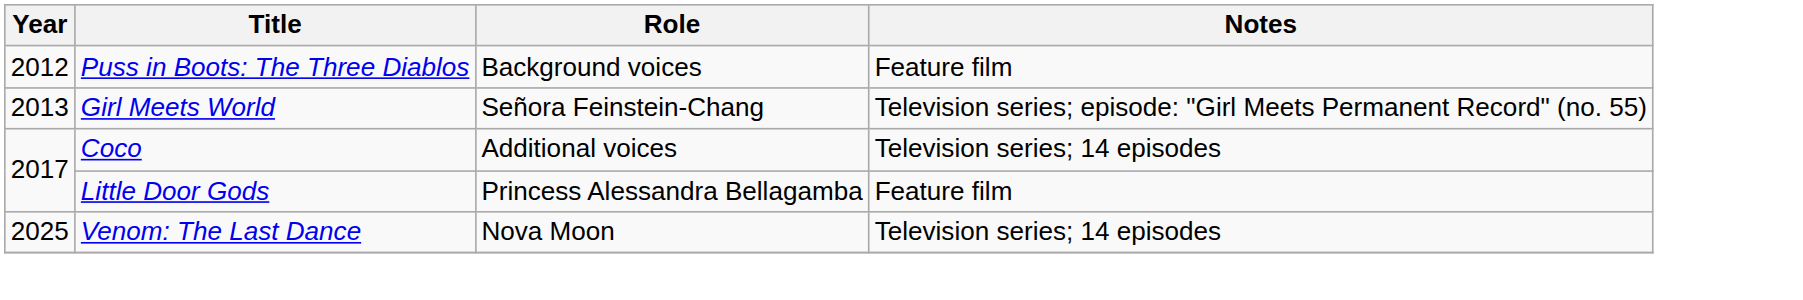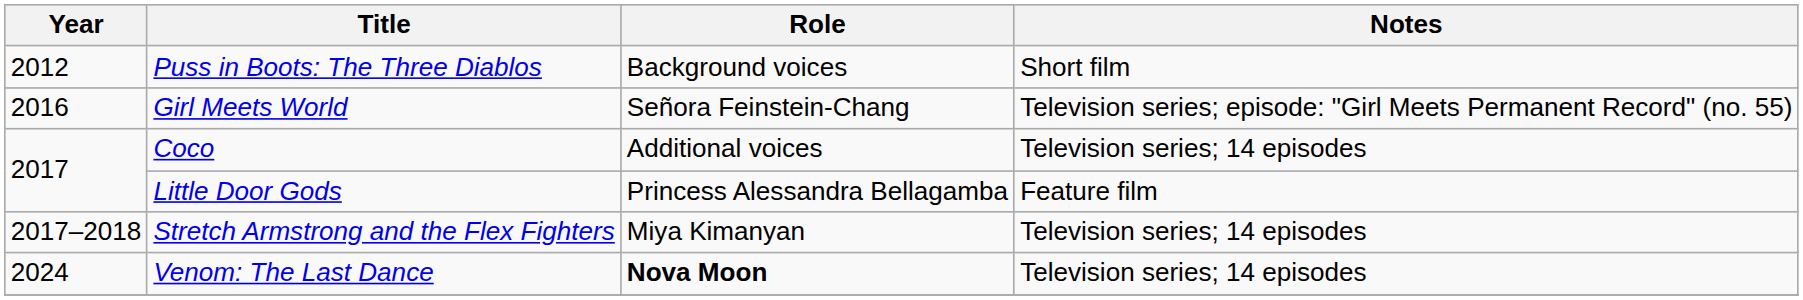(944, 66) Feature film -> (1075, 66) Short film
(40, 107) 2013 -> (40, 107) 2016
+ row: (384, 231)
(40, 231) 2025 -> (40, 273) 2024
(548, 231) normal -> (697, 273) bold
